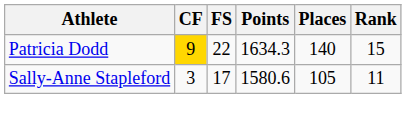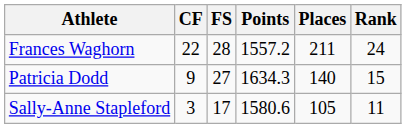+ row: (72, 49)
(191, 49) gold background -> (191, 79) no background
(222, 49) 22 -> (222, 79) 27
